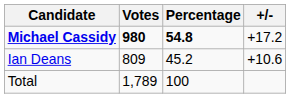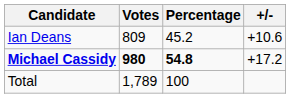rows swapped: (62, 37) <-> (39, 59)
